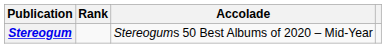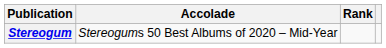columns swapped: (243, 14) <-> (93, 14)
